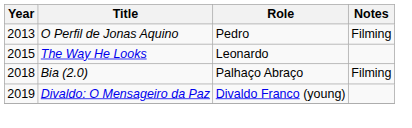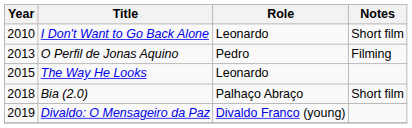+ row: (125, 34)
(371, 73) Filming -> (378, 93) Short film
